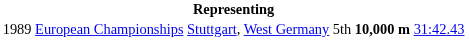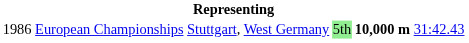(17, 29) 1989 -> (17, 29) 1986
(342, 29) no background -> (342, 29) lightgreen background
